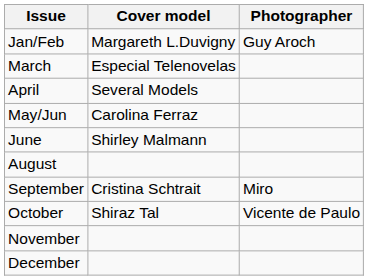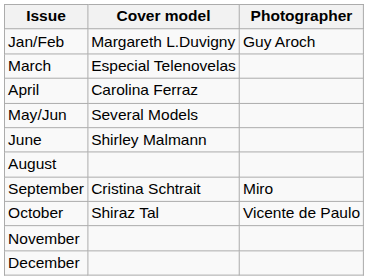(145, 90) Several Models -> (145, 90) Carolina Ferraz
(145, 115) Carolina Ferraz -> (145, 115) Several Models
